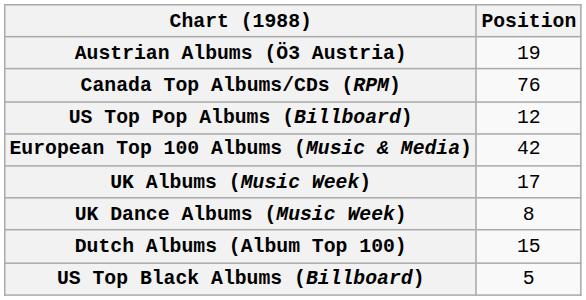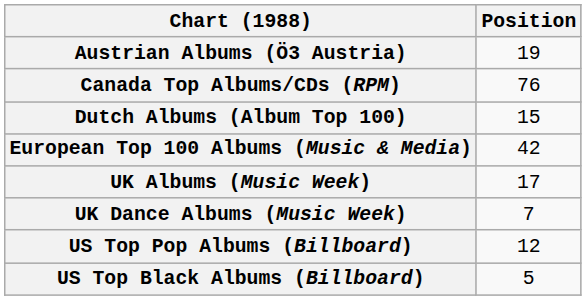rows swapped: (241, 246) <-> (241, 117)
(529, 214) 8 -> (529, 214) 7
